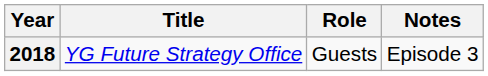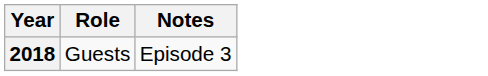- column: (184, 20)
